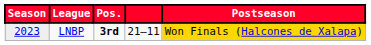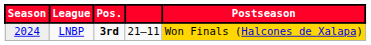(27, 32) 2023 -> (27, 32) 2024
